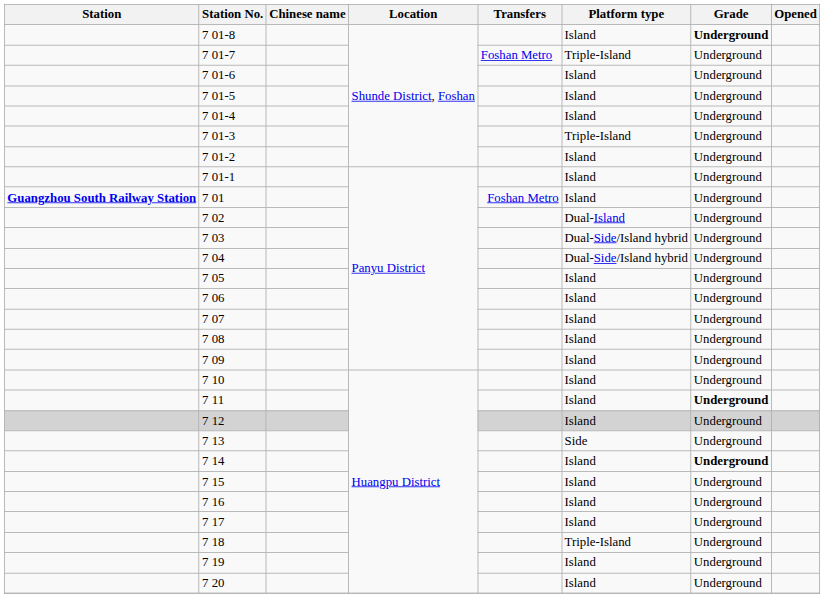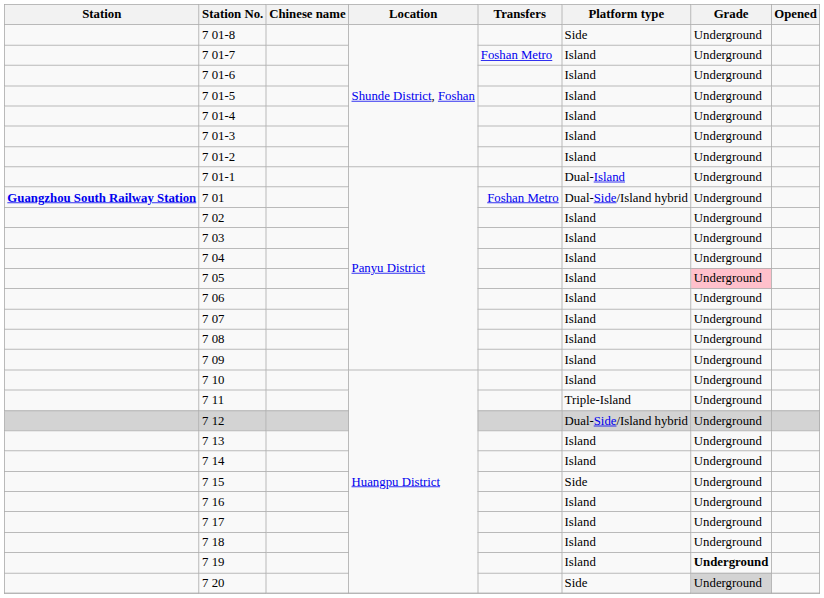(580, 34) Island -> (576, 34) Side
(731, 34) bold -> (728, 34) normal
(598, 55) Triple-Island -> (580, 55) Island
(598, 136) Triple-Island -> (580, 136) Island
(580, 177) Island -> (595, 177) Dual-Island
(580, 197) Island -> (626, 197) Dual-Side/Island hybrid
(595, 217) Dual-Island -> (580, 217) Island
(626, 237) Dual-Side/Island hybrid -> (580, 237) Island
(626, 258) Dual-Side/Island hybrid -> (580, 258) Island
(728, 278) no background -> (728, 278) pink background
(580, 400) Island -> (598, 400) Triple-Island
(731, 400) bold -> (728, 400) normal
(580, 420) Island -> (626, 420) Dual-Side/Island hybrid
(576, 440) Side -> (580, 440) Island
(731, 461) bold -> (728, 461) normal
(580, 481) Island -> (576, 481) Side
(598, 542) Triple-Island -> (580, 542) Island
(728, 562) normal -> (731, 562) bold
(580, 583) Island -> (576, 583) Side
(728, 583) no background -> (728, 583) lightgrey background
